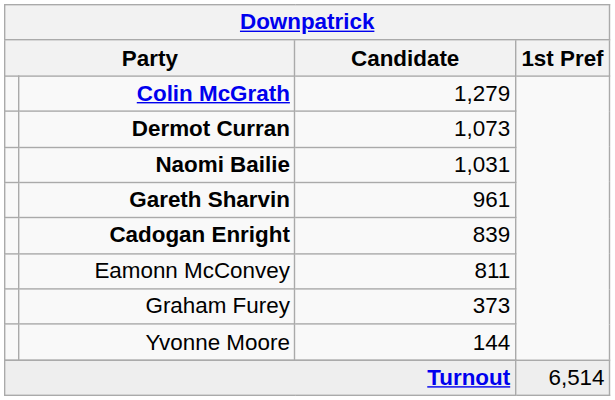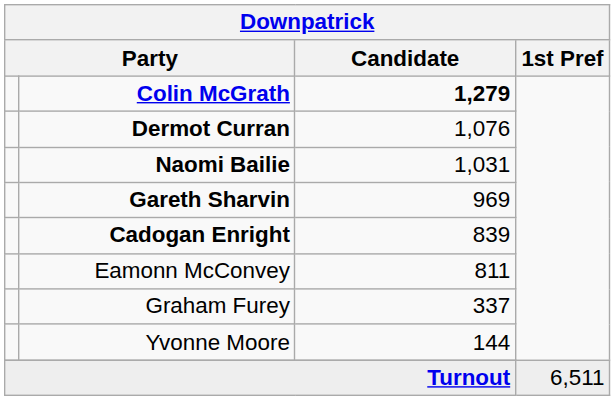(482, 93) normal -> (482, 93) bold
(482, 128) 1,073 -> (482, 128) 1,076
(491, 199) 961 -> (491, 199) 969
(491, 306) 373 -> (491, 306) 337
(576, 377) 6,514 -> (577, 377) 6,511
